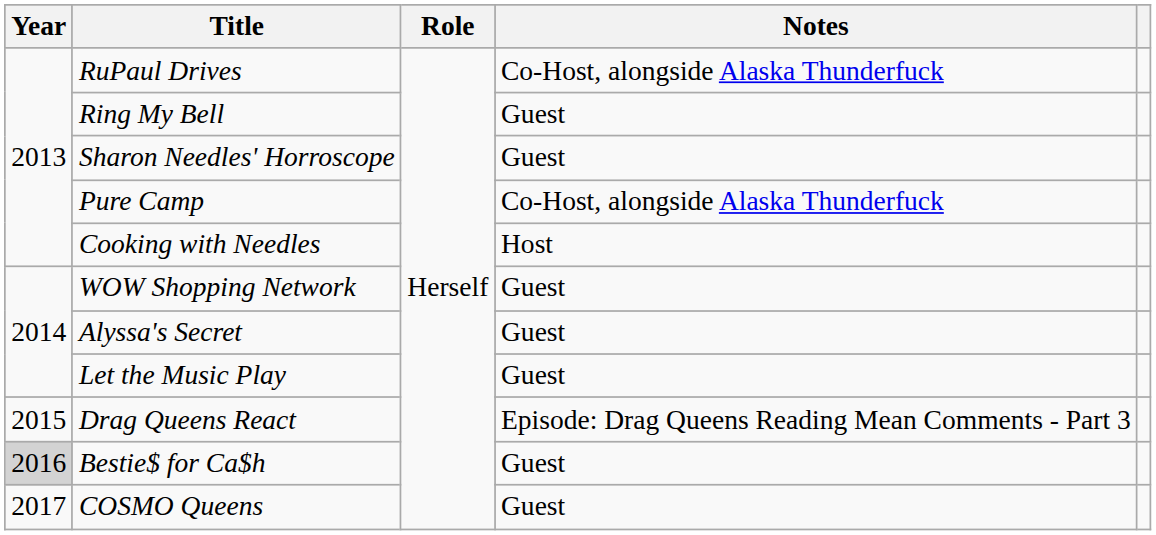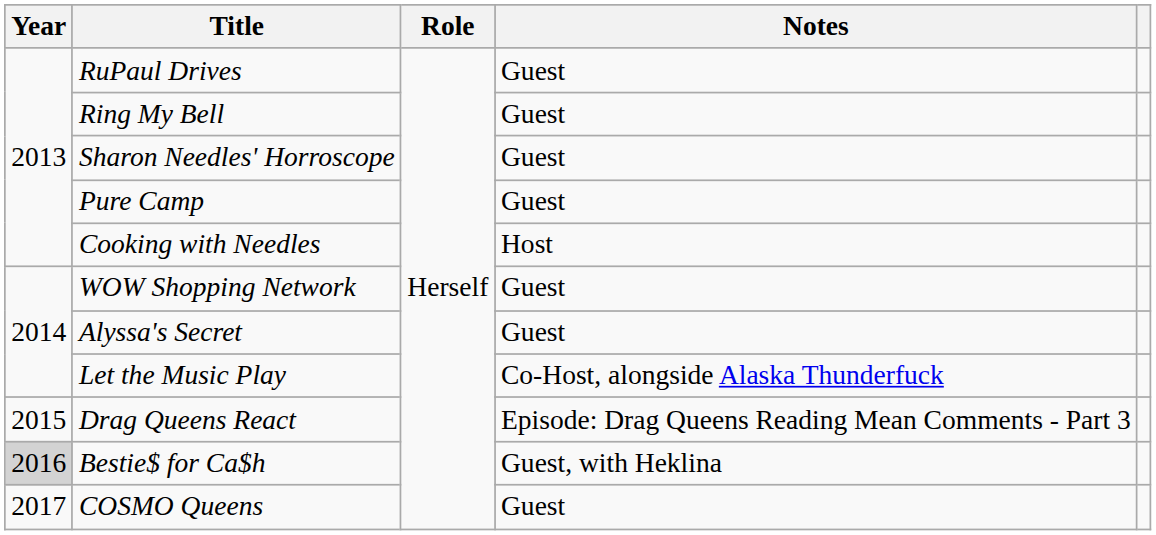(722, 69) Co-Host, alongside Alaska Thunderfuck -> (533, 69) Guest
(722, 200) Co-Host, alongside Alaska Thunderfuck -> (533, 200) Guest
(533, 375) Guest -> (722, 375) Co-Host, alongside Alaska Thunderfuck
(533, 462) Guest -> (611, 462) Guest, with Heklina
